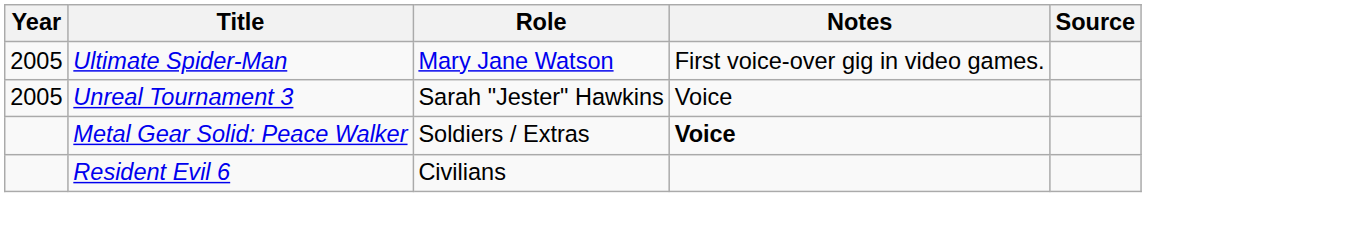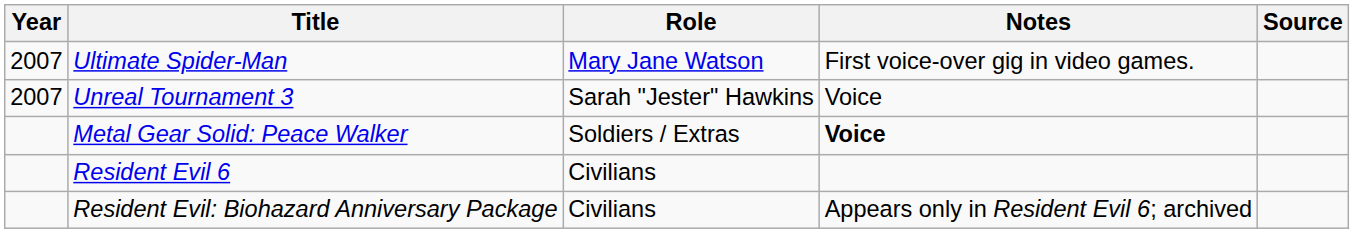(36, 60) 2005 -> (36, 60) 2007
(36, 97) 2005 -> (36, 97) 2007
+ row: (315, 209)
